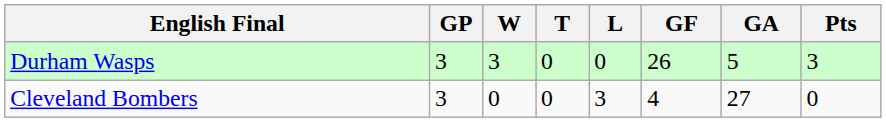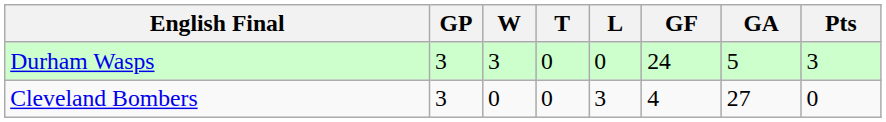(659, 60) 26 -> (659, 60) 24
